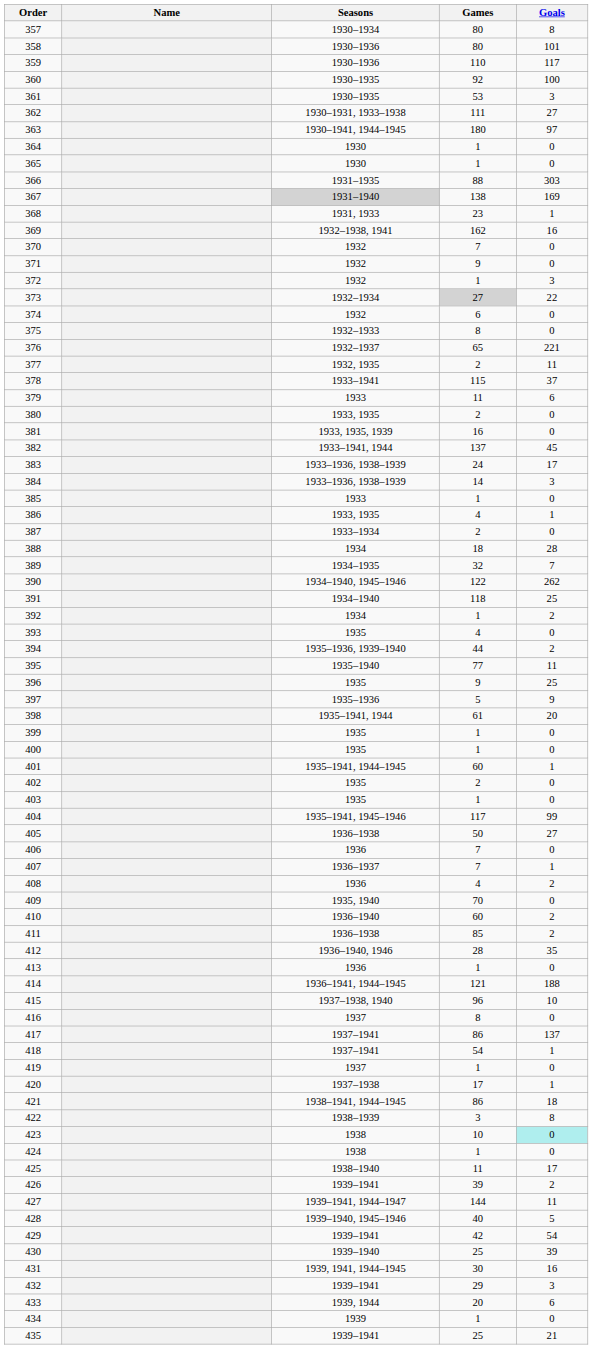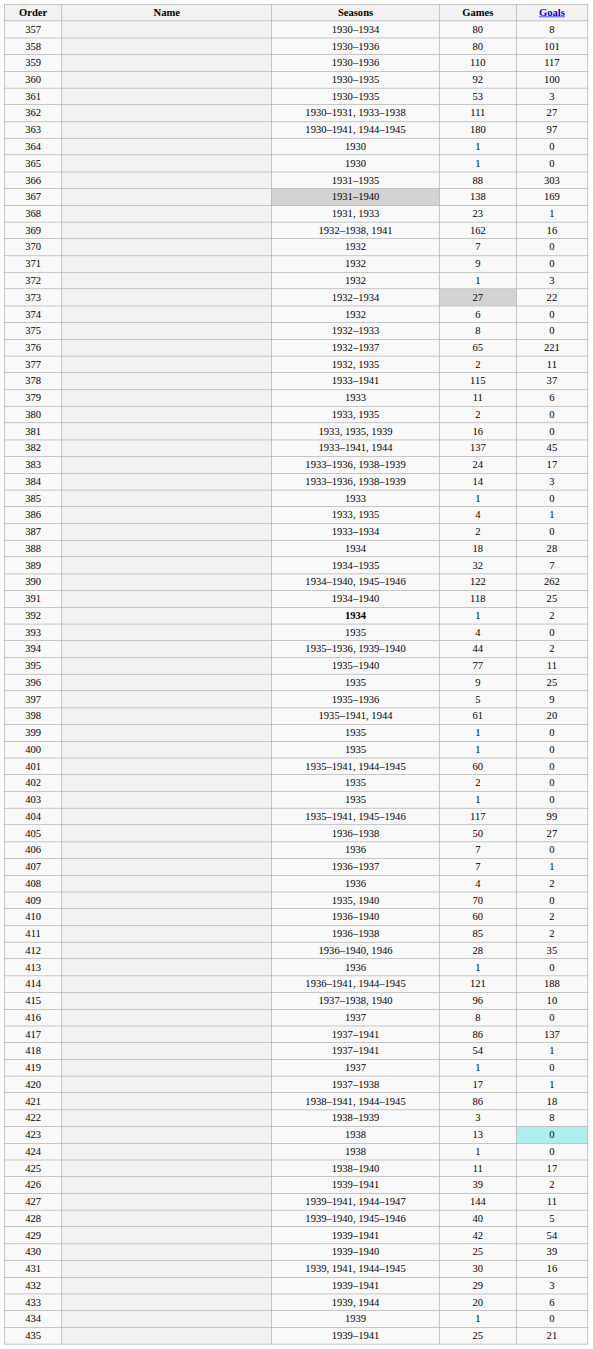(356, 615) normal -> (356, 615) bold
(552, 766) 1 -> (552, 766) 0
(478, 1134) 10 -> (478, 1134) 13
